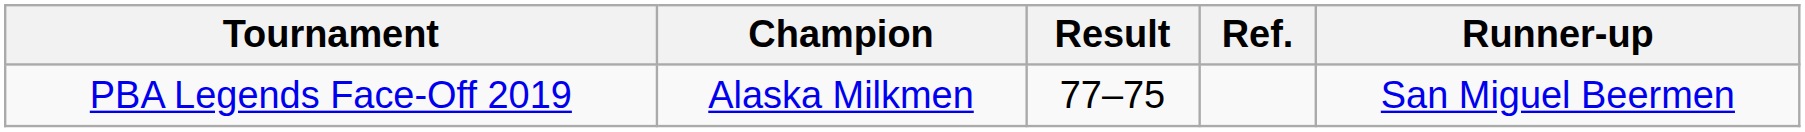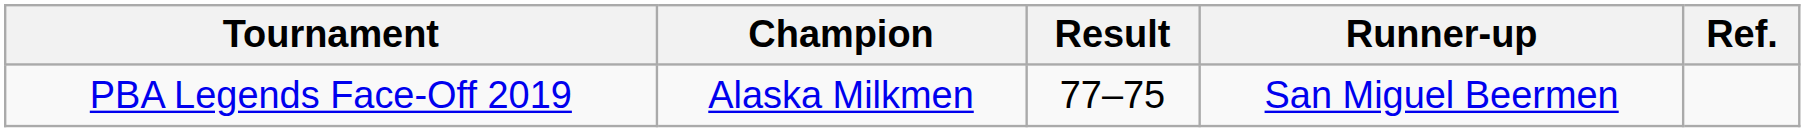columns swapped: (1558, 34) <-> (1257, 34)
